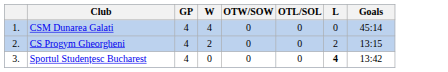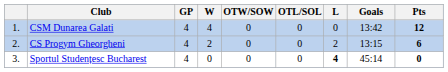+ column: (419, 12)
(371, 28) 45:14 -> (371, 28) 13:42
(371, 59) 13:42 -> (371, 59) 45:14
